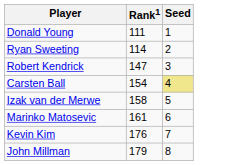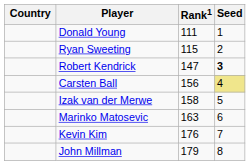+ column: (30, 14)
(138, 49) 114 -> (189, 49) 115
(168, 66) normal -> (220, 66) bold
(138, 83) 154 -> (190, 83) 156
(138, 117) 161 -> (190, 117) 163
